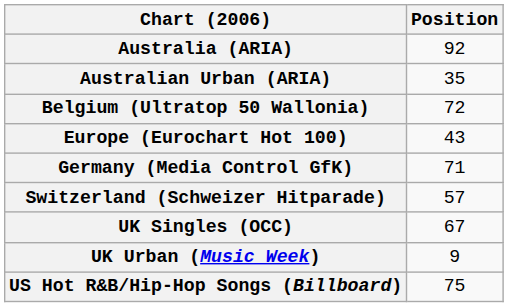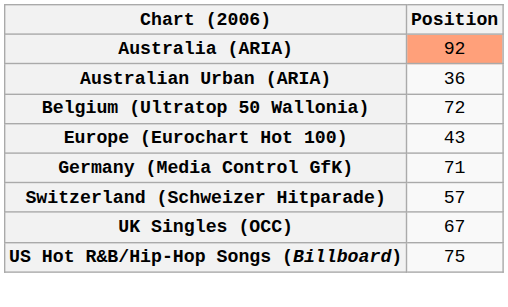(455, 49) no background -> (455, 49) lightsalmon background
(455, 79) 35 -> (455, 79) 36
- row: (206, 257)
